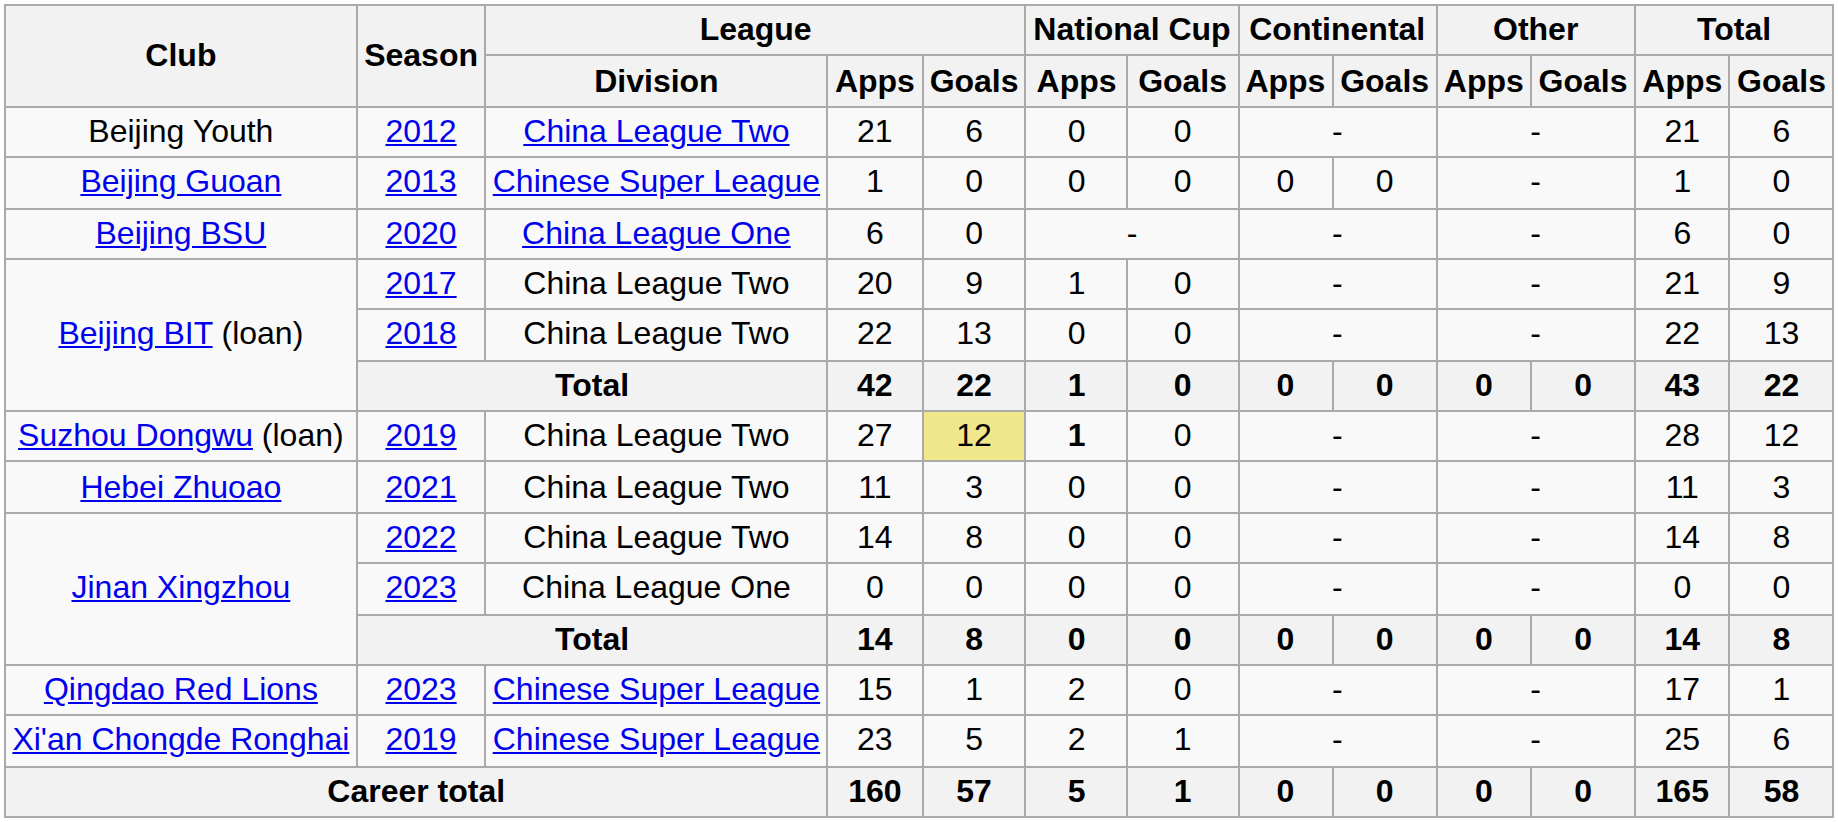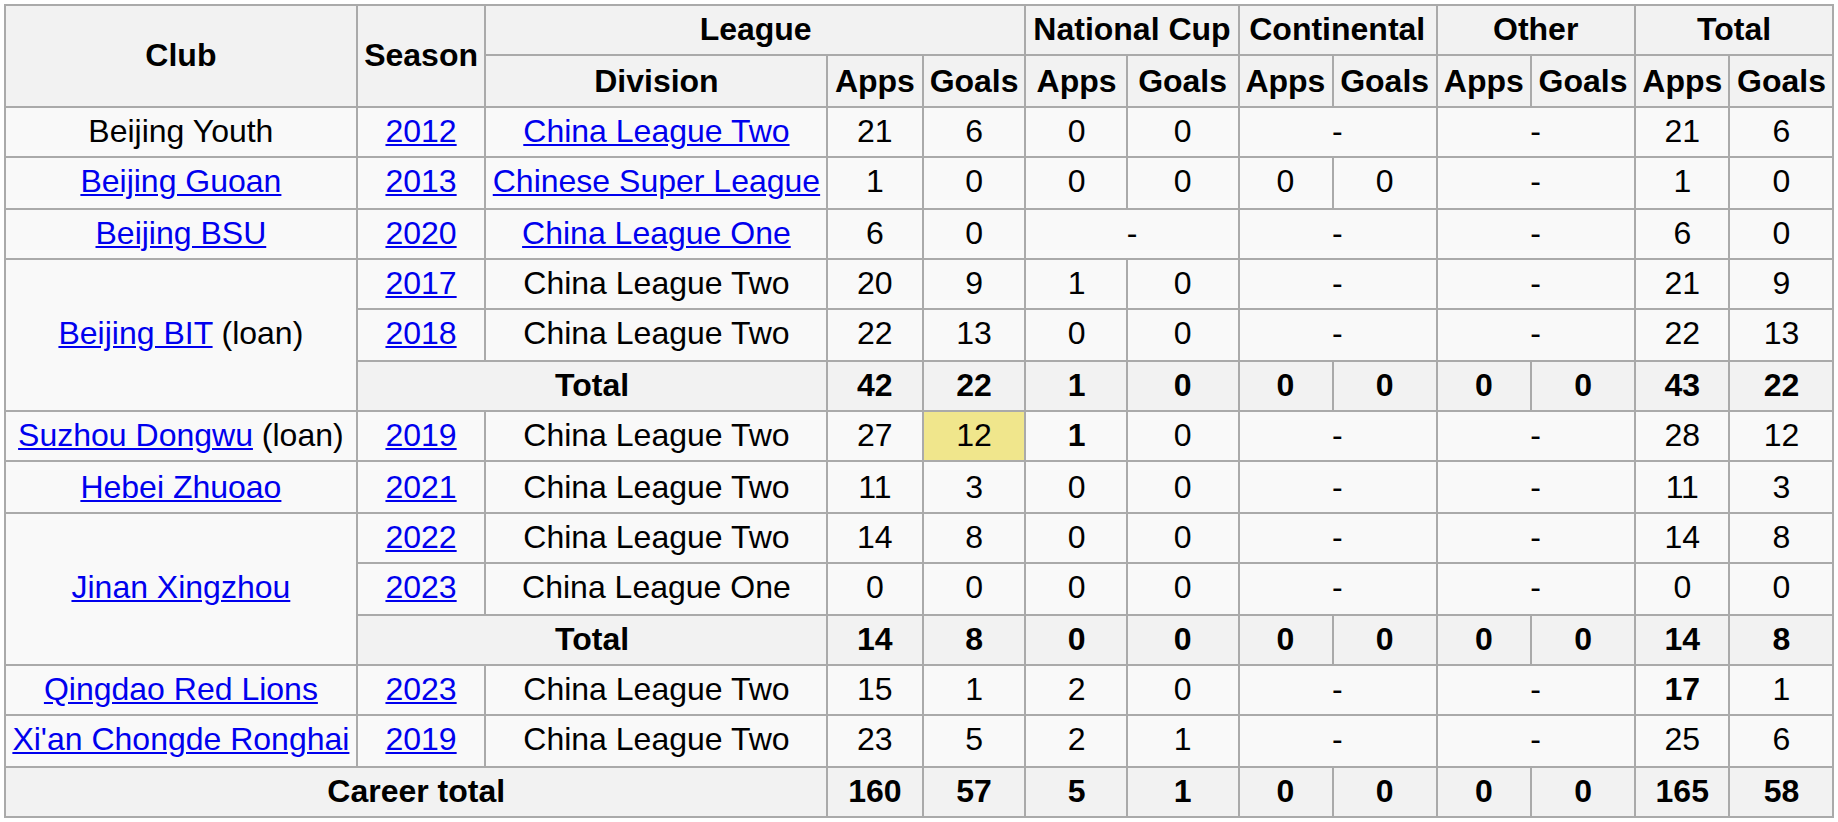(656, 689) Chinese Super League -> (656, 689) China League Two
(1682, 689) normal -> (1682, 689) bold
(656, 740) Chinese Super League -> (656, 740) China League Two
